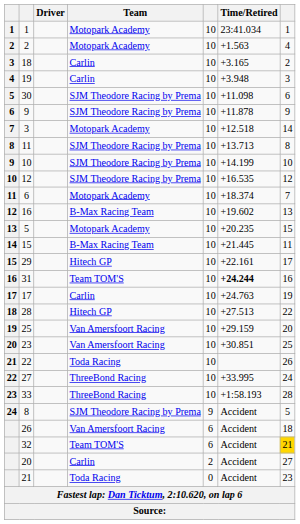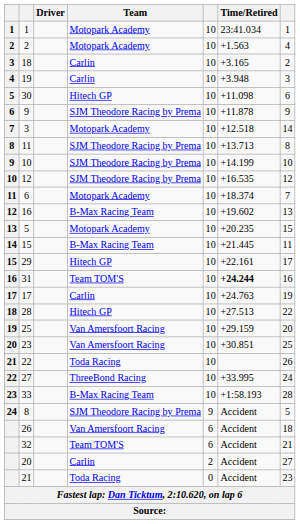(135, 96) SJM Theodore Racing by Prema -> (91, 96) Hitech GP
(108, 395) ThreeBond Racing -> (112, 395) B-Max Racing Team
(287, 445) gold background -> (287, 445) no background
